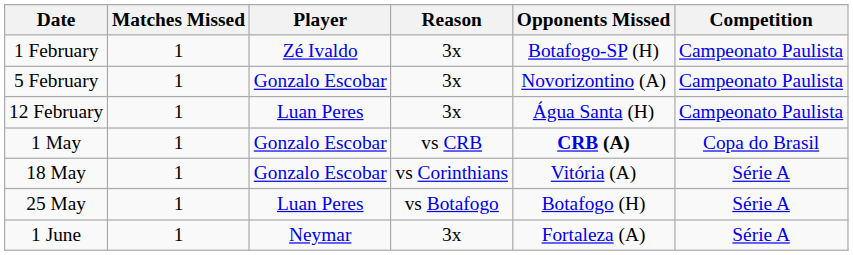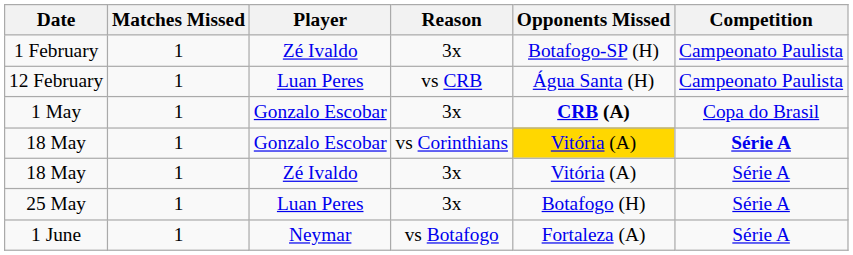- row: (56, 81)
(452, 111) 3x -> (452, 81) vs CRB
(452, 142) vs CRB -> (452, 111) 3x
(594, 173) no background -> (594, 142) gold background
(761, 173) normal -> (761, 142) bold
+ row: (56, 173)
(452, 204) vs Botafogo -> (452, 204) 3x
(452, 234) 3x -> (452, 234) vs Botafogo
